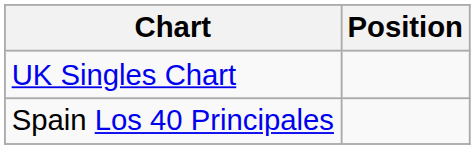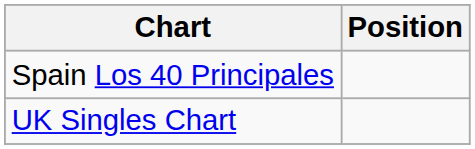rows swapped: (124, 74) <-> (173, 120)
